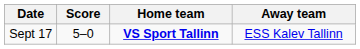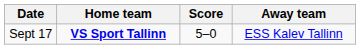columns swapped: (171, 14) <-> (83, 14)
